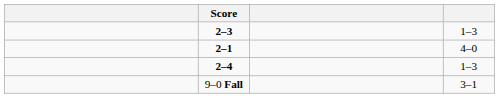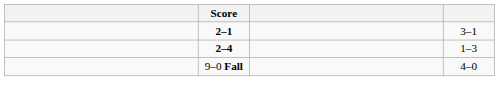- row: (224, 31)
(469, 48) 4–0 -> (469, 31) 3–1
(469, 84) 3–1 -> (469, 66) 4–0
